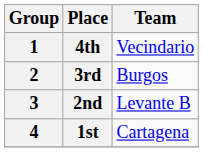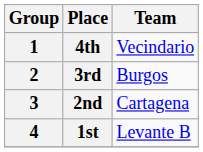(154, 103) Levante B -> (153, 103) Cartagena
(153, 132) Cartagena -> (154, 132) Levante B
